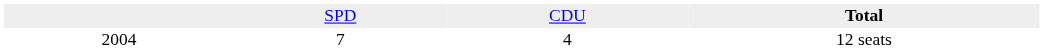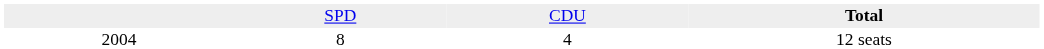(340, 39) 7 -> (340, 39) 8
